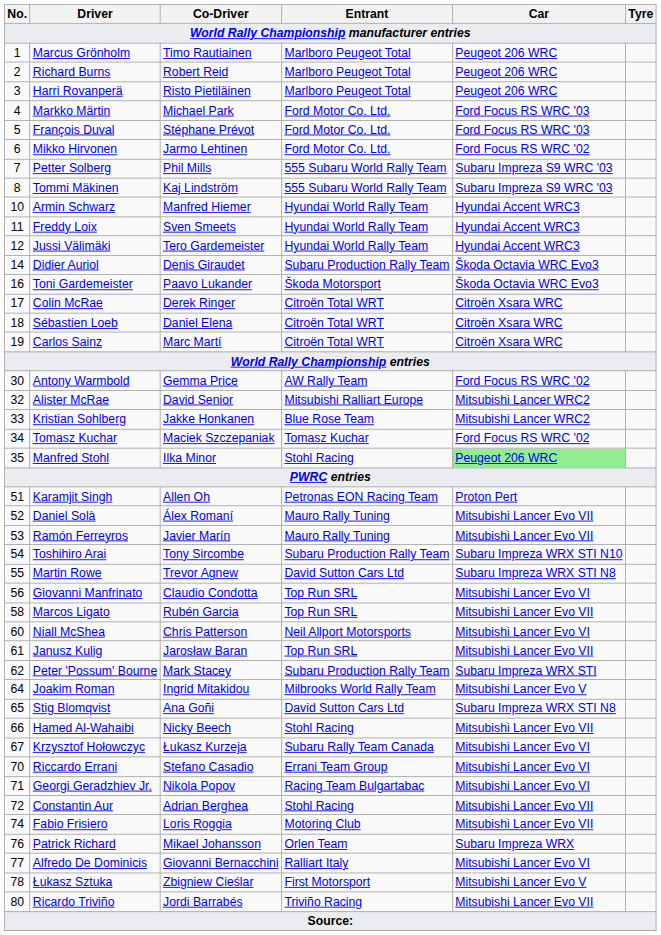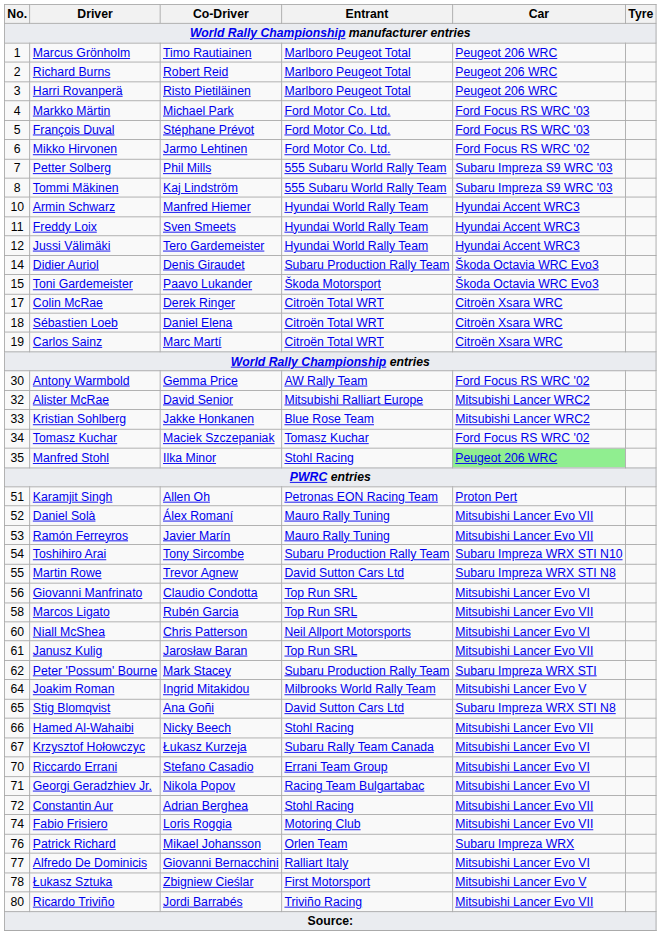(17, 284) 16 -> (17, 284) 15
